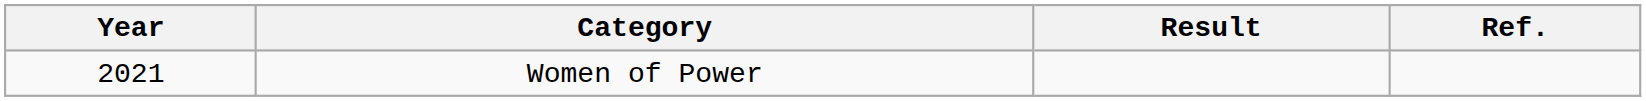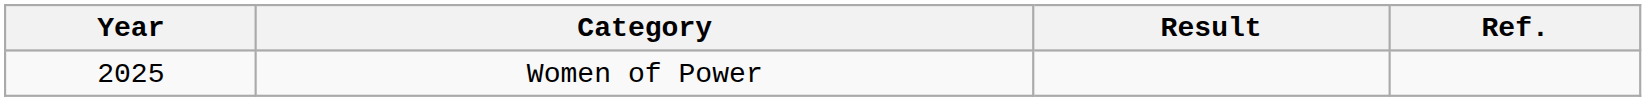(131, 74) 2021 -> (131, 74) 2025
